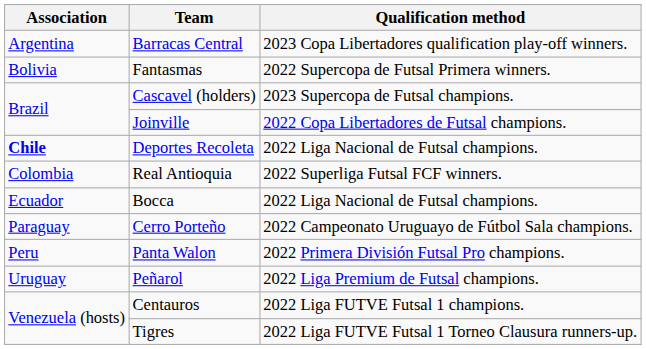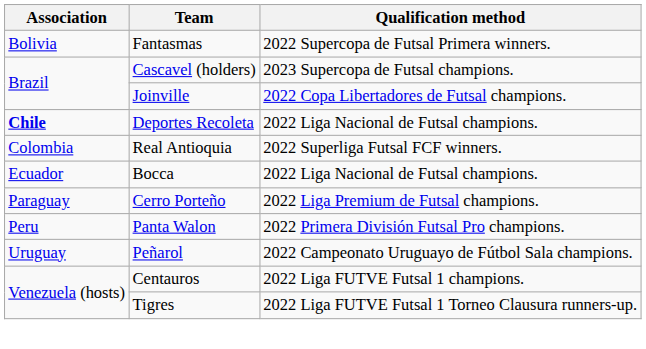- row: (188, 43)
(448, 226) 2022 Campeonato Uruguayo de Fútbol Sala champions. -> (401, 200) 2022 Liga Premium de Futsal champions.
(401, 278) 2022 Liga Premium de Futsal champions. -> (448, 252) 2022 Campeonato Uruguayo de Fútbol Sala champions.
